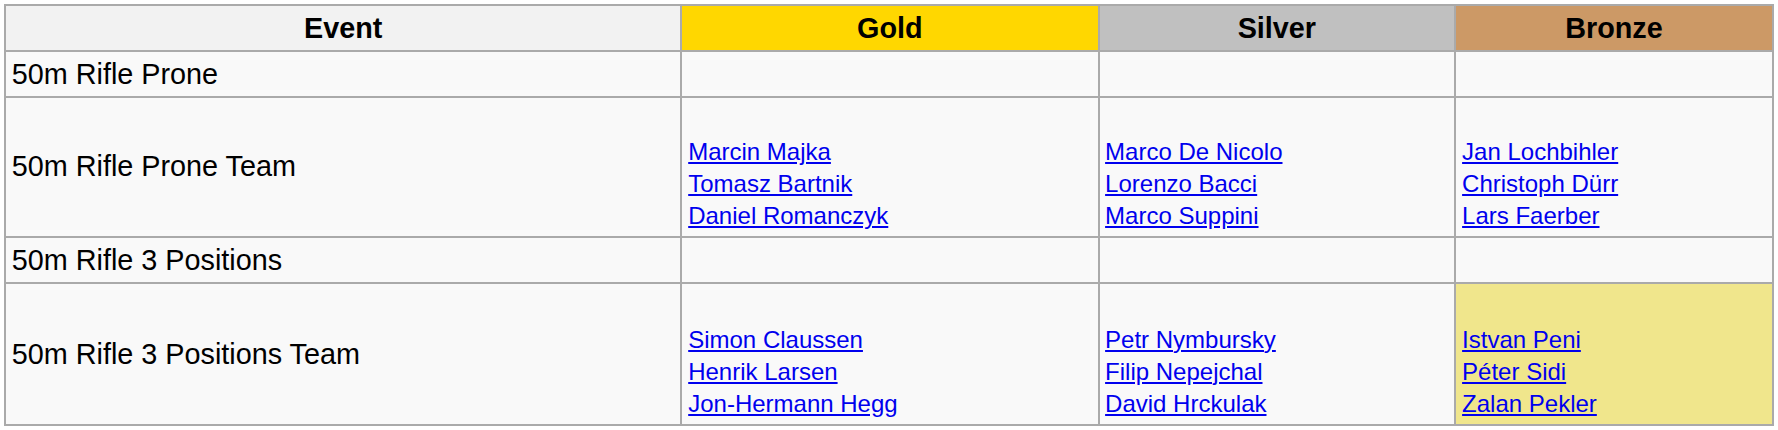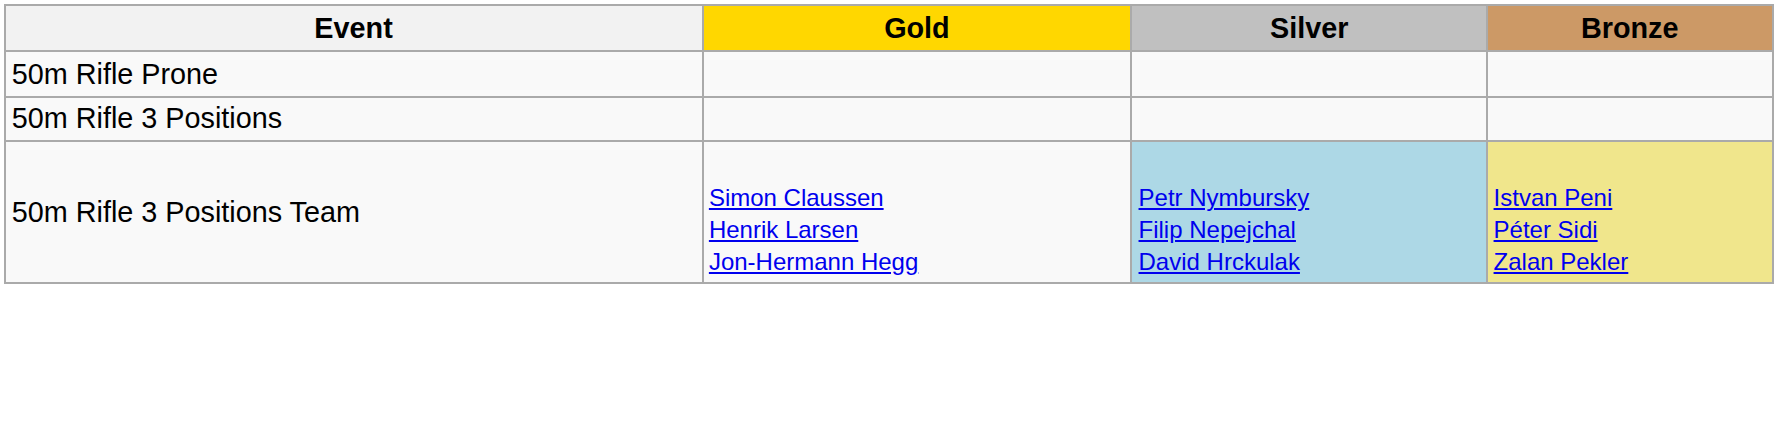- row: (154, 167)
(1190, 372) no background -> (1224, 231) lightblue background
